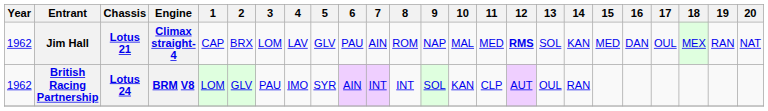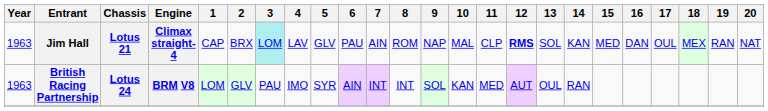(19, 43) 1962 -> (19, 43) 1963
(270, 43) no background -> (270, 43) paleturquoise background
(492, 43) MED -> (492, 43) CLP
(19, 86) 1962 -> (19, 86) 1963
(492, 86) CLP -> (492, 86) MED
